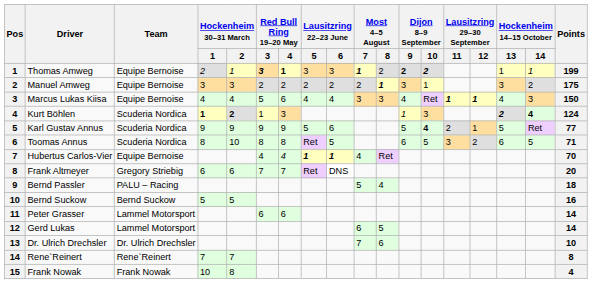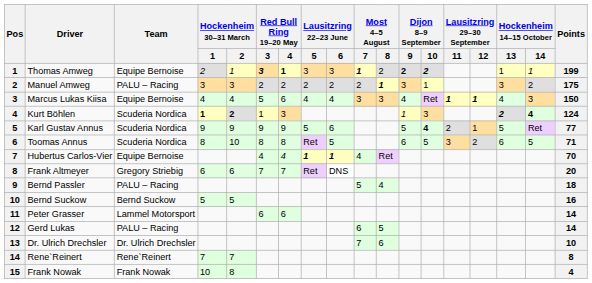(150, 84) Equipe Bernoise -> (147, 84) PALU – Racing
(156, 228) Lammel Motorsport -> (147, 228) PALU – Racing
